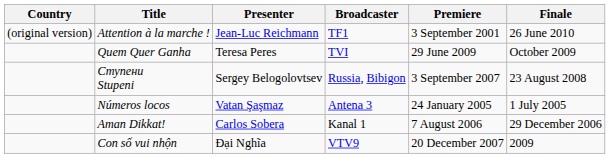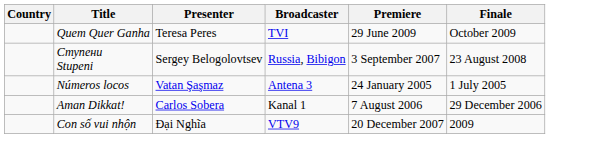- row: (154, 33)
